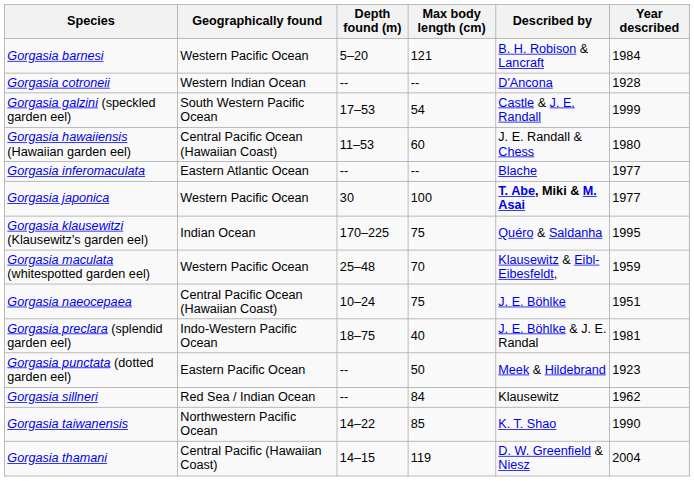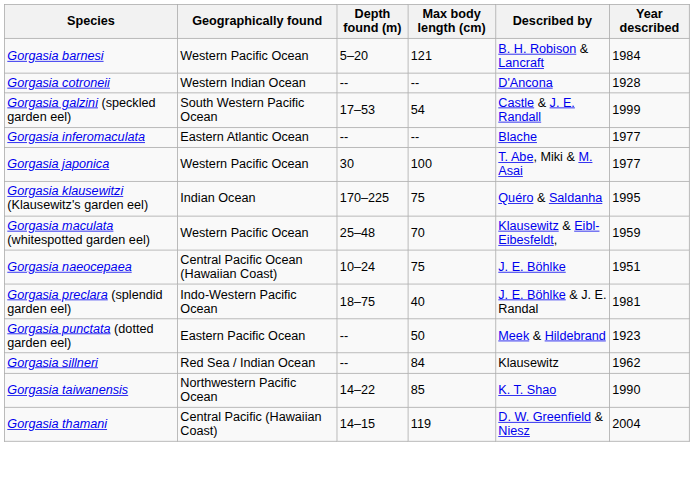- row: (69, 144)
(548, 198) bold -> (545, 164) normal
